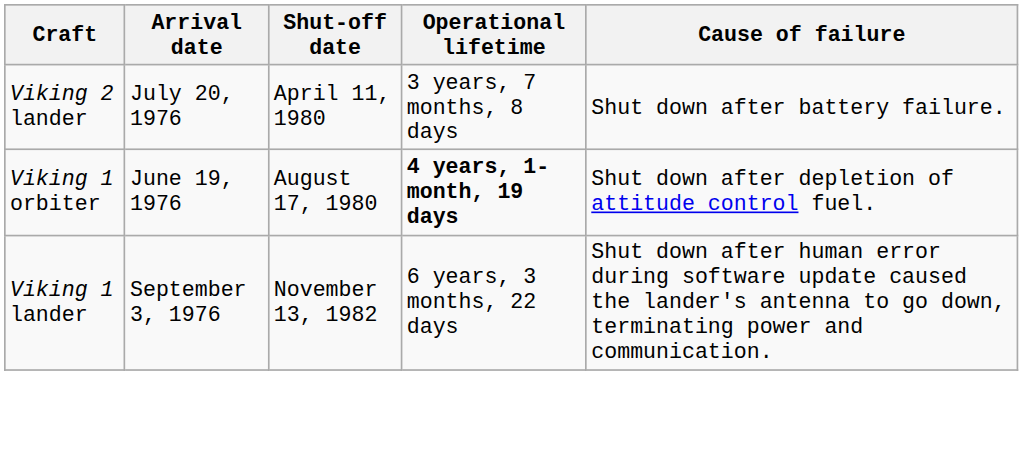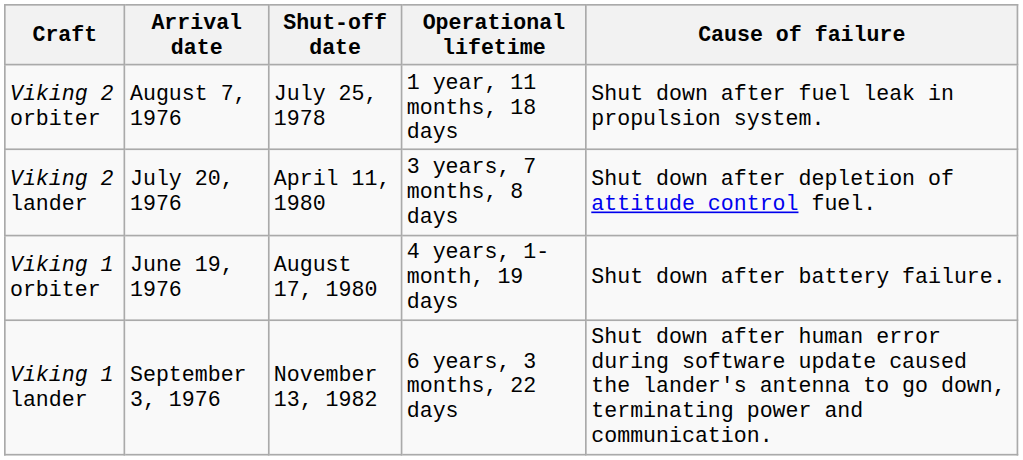+ row: (62, 107)
(798, 107) Shut down after battery failure. -> (773, 192) Shut down after depletion of attitude control fuel.
(478, 192) bold -> (478, 277) normal
(773, 192) Shut down after depletion of attitude control fuel. -> (798, 277) Shut down after battery failure.
